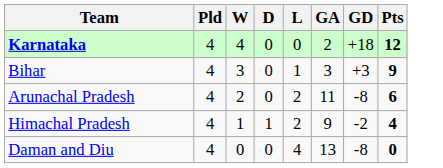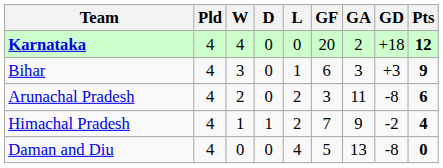+ column: (327, 17)
